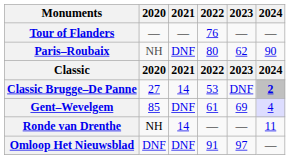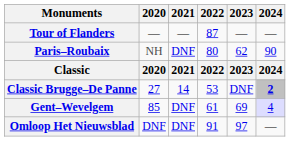(212, 32) 76 -> (212, 32) 87
- row: (72, 126)
